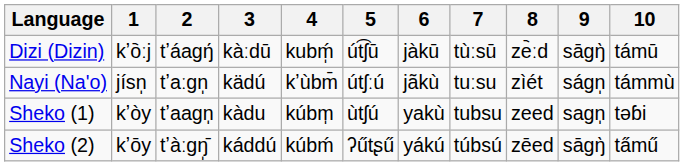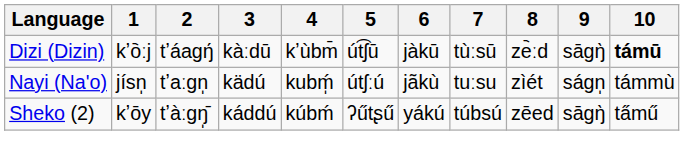(310, 51) kubḿ̩ -> (312, 51) kʼùbm̄
(636, 51) normal -> (638, 51) bold
(312, 82) kʼùbm̄ -> (310, 82) kubḿ̩
- row: (52, 113)
